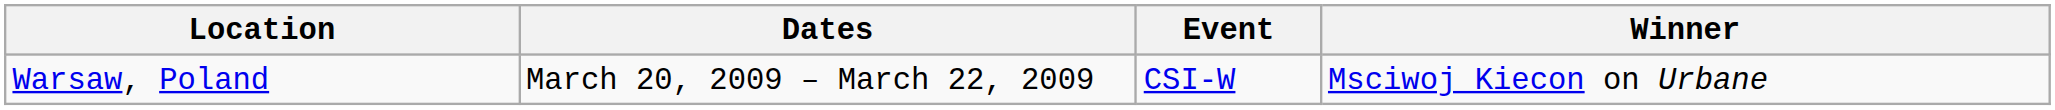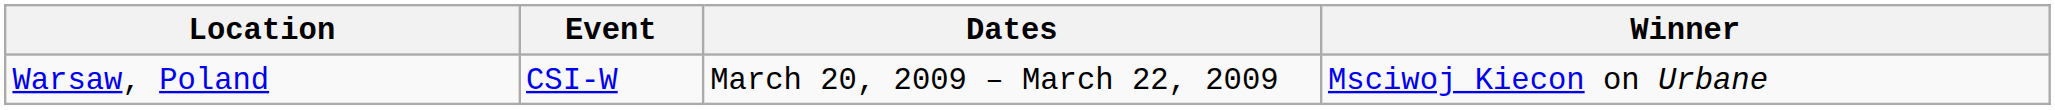columns swapped: (828, 30) <-> (1229, 30)
